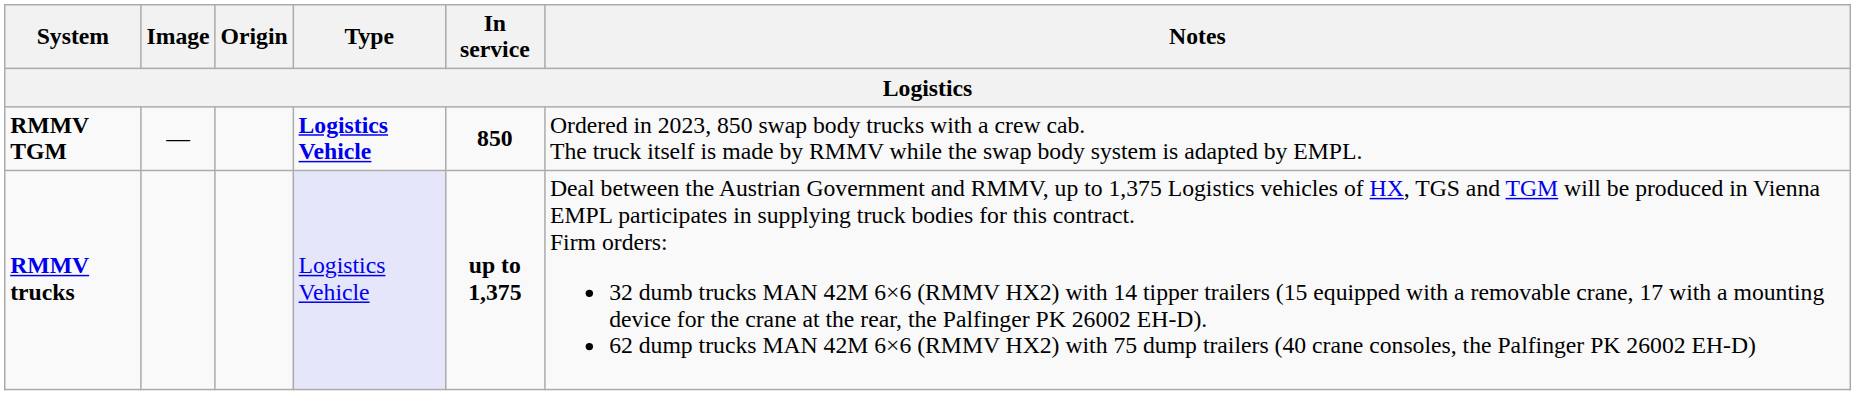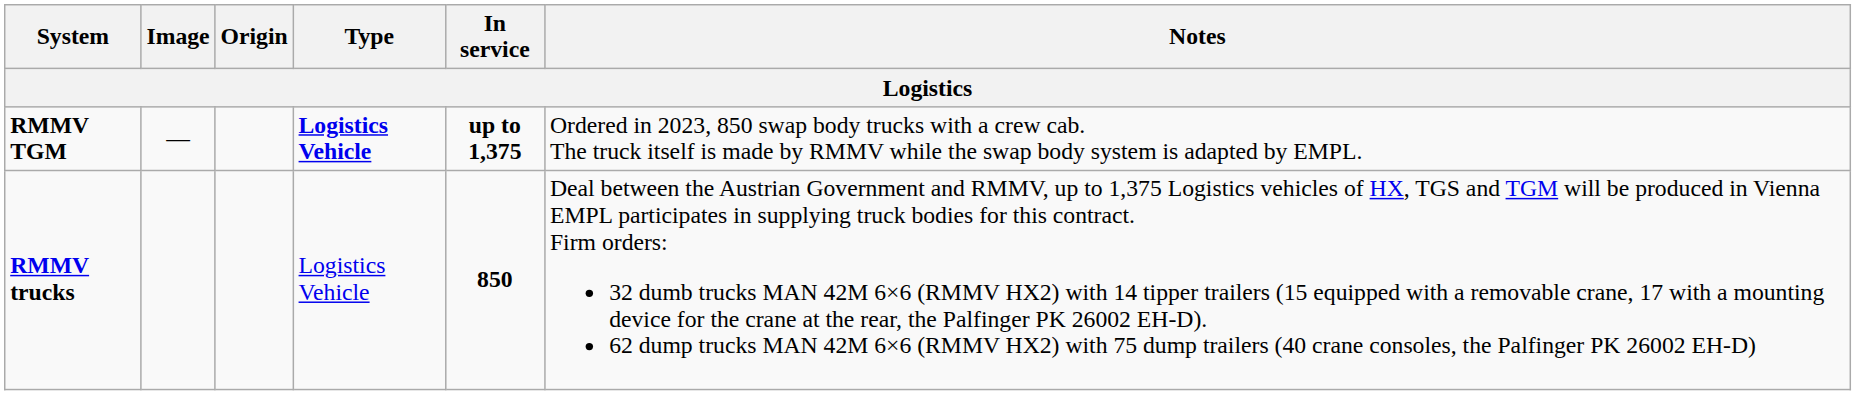(495, 138) 850 -> (495, 138) up to 1,375
(342, 279) lavender background -> (342, 279) no background
(495, 279) up to 1,375 -> (495, 279) 850
